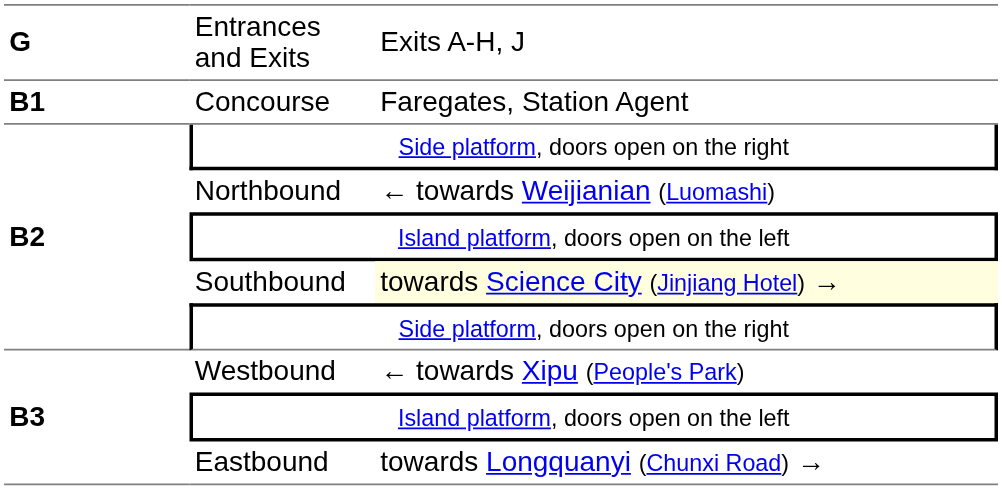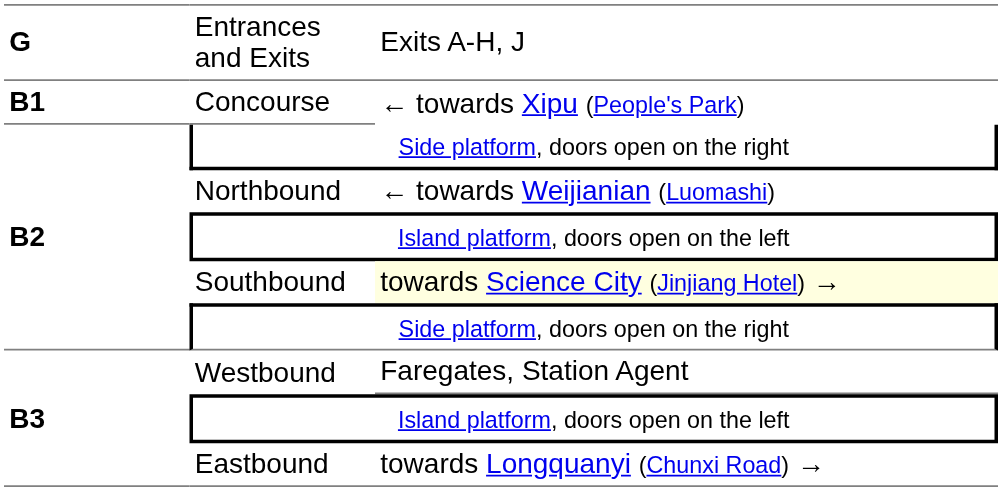(534, 101) Faregates, Station Agent -> (562, 102) ← towards Xipu (People's Park)
(562, 371) ← towards Xipu (People's Park) -> (534, 371) Faregates, Station Agent
